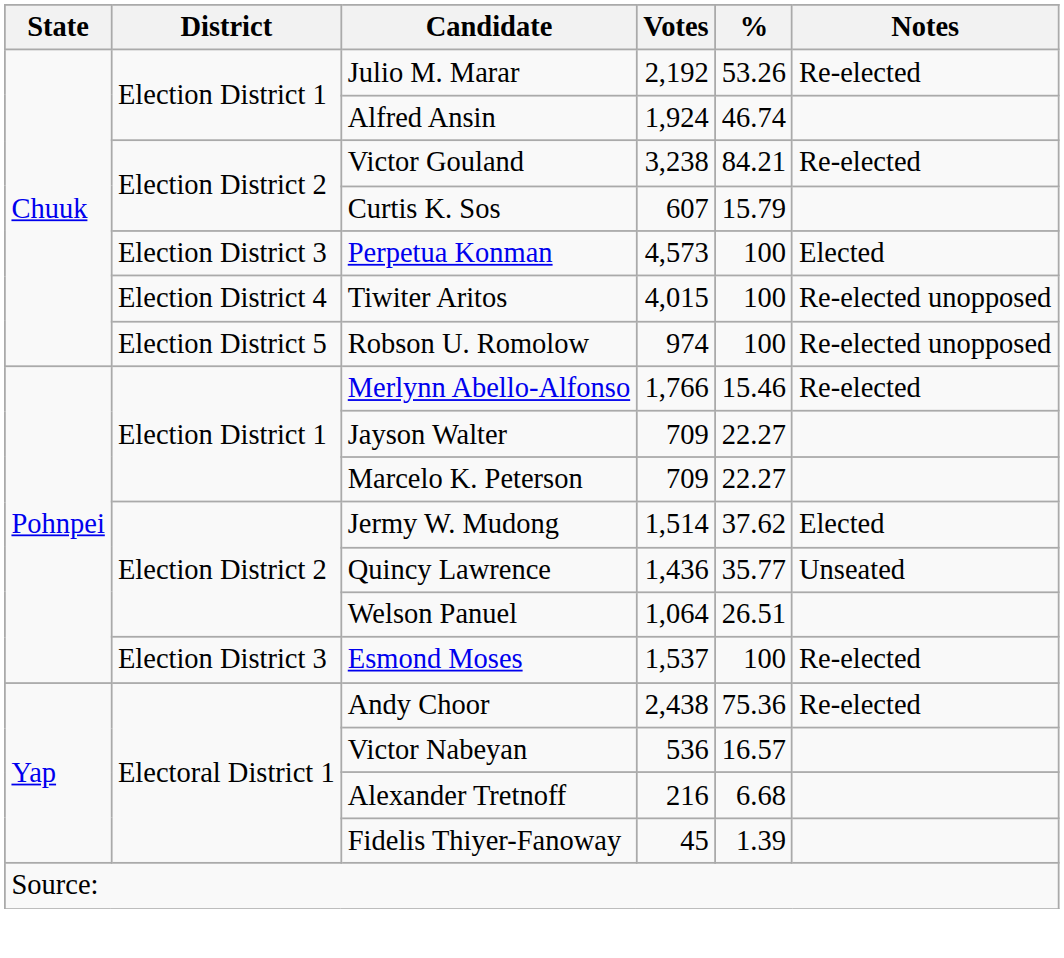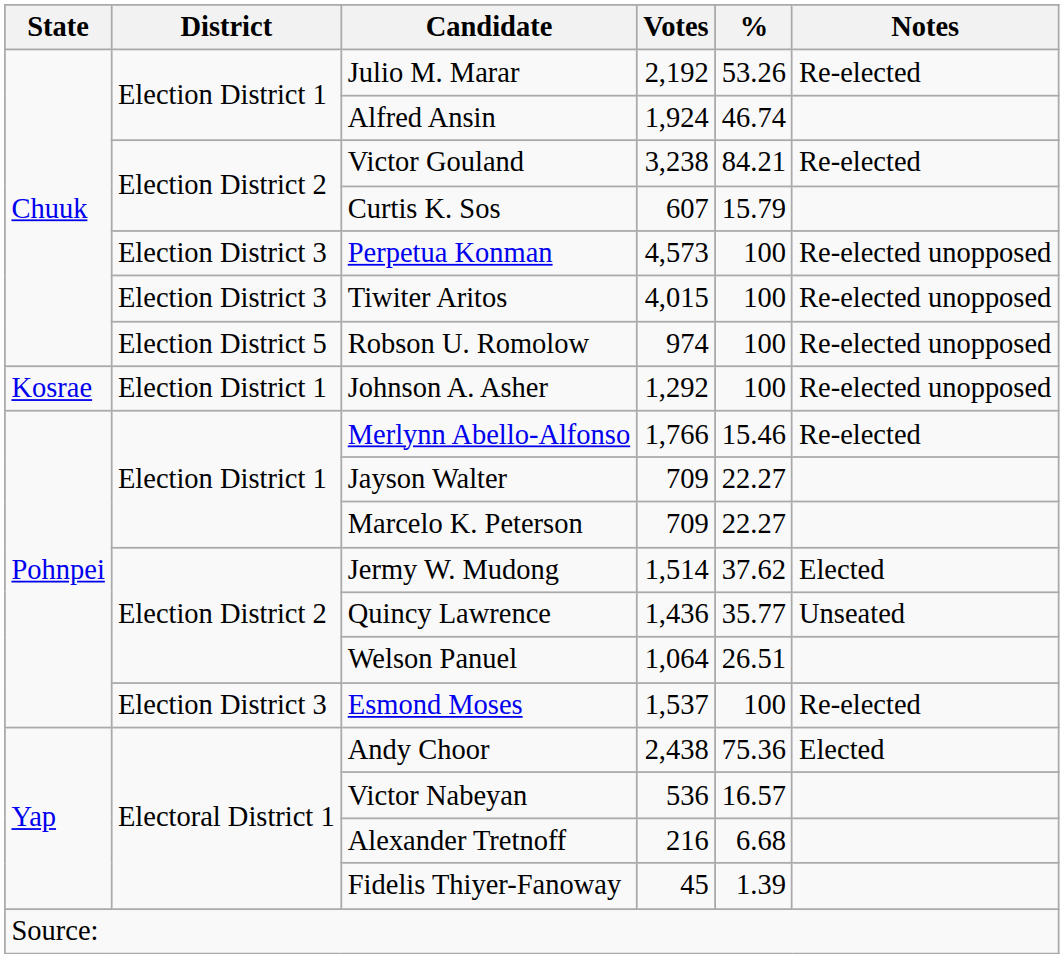(842, 252) Elected -> (925, 252) Re-elected unopposed
(222, 298) Election District 4 -> (222, 298) Election District 3
+ row: (448, 388)
(860, 704) Re-elected -> (842, 749) Elected
